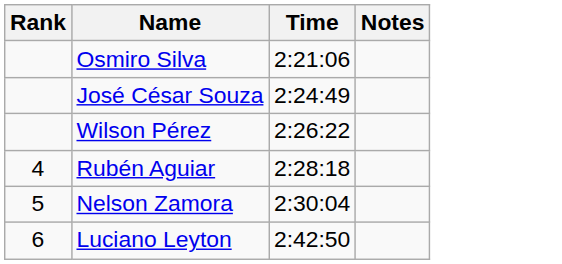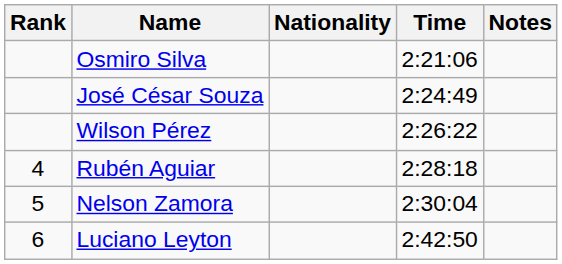+ column: (332, 22)
